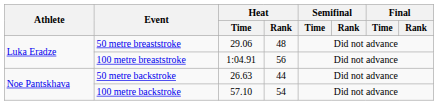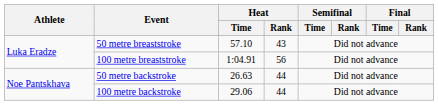(241, 44) 29.06 -> (241, 44) 57.10
(281, 44) 48 -> (281, 44) 43
(241, 92) 57.10 -> (241, 92) 29.06
(281, 92) 54 -> (281, 92) 44
